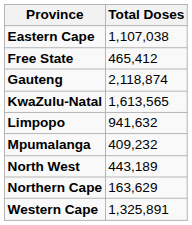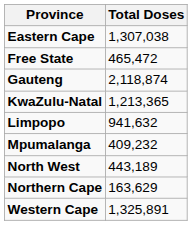(139, 36) 1,107,038 -> (139, 36) 1,307,038
(133, 58) 465,412 -> (133, 58) 465,472
(139, 101) 1,613,565 -> (139, 101) 1,213,365
